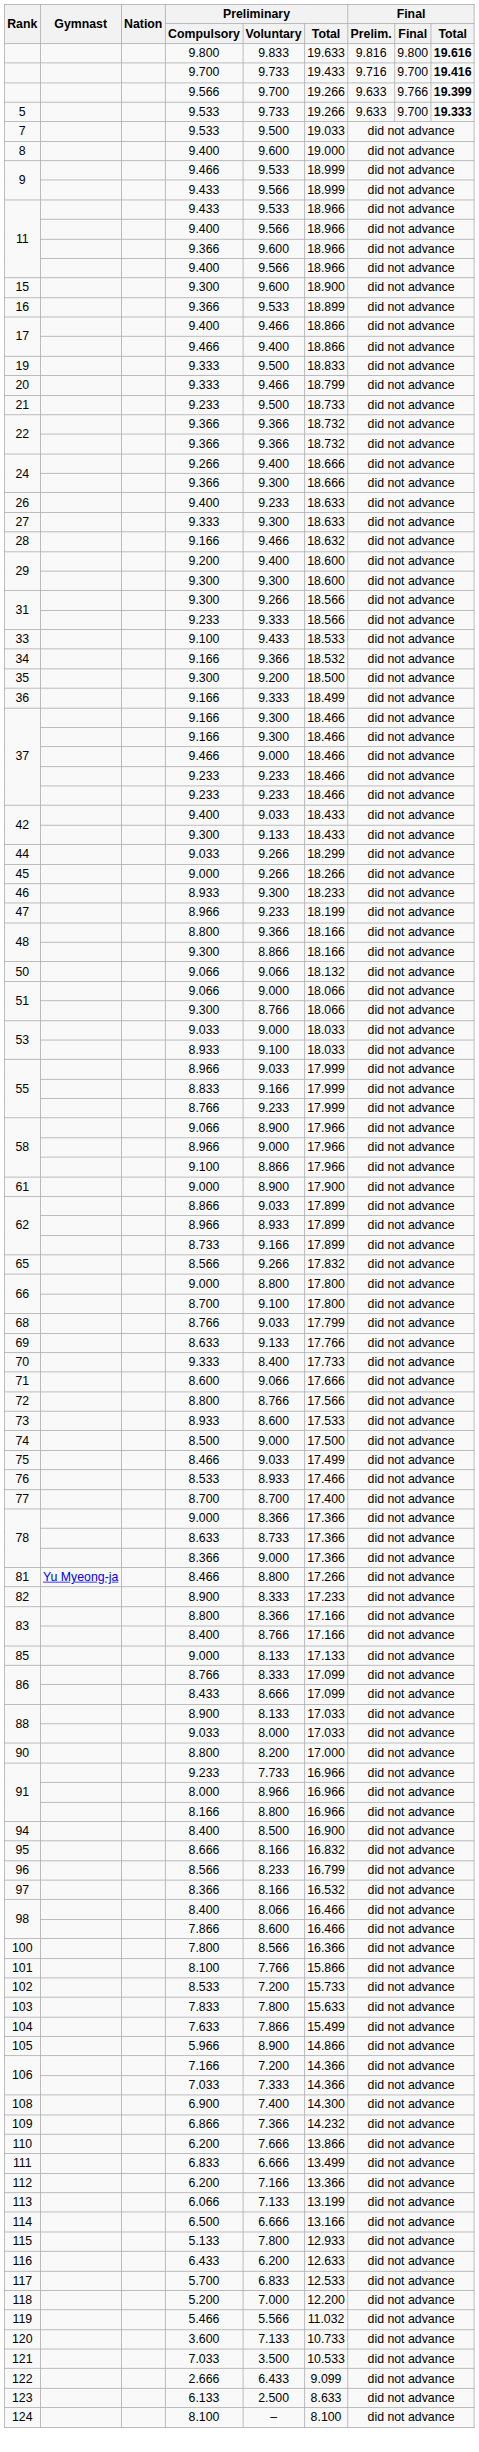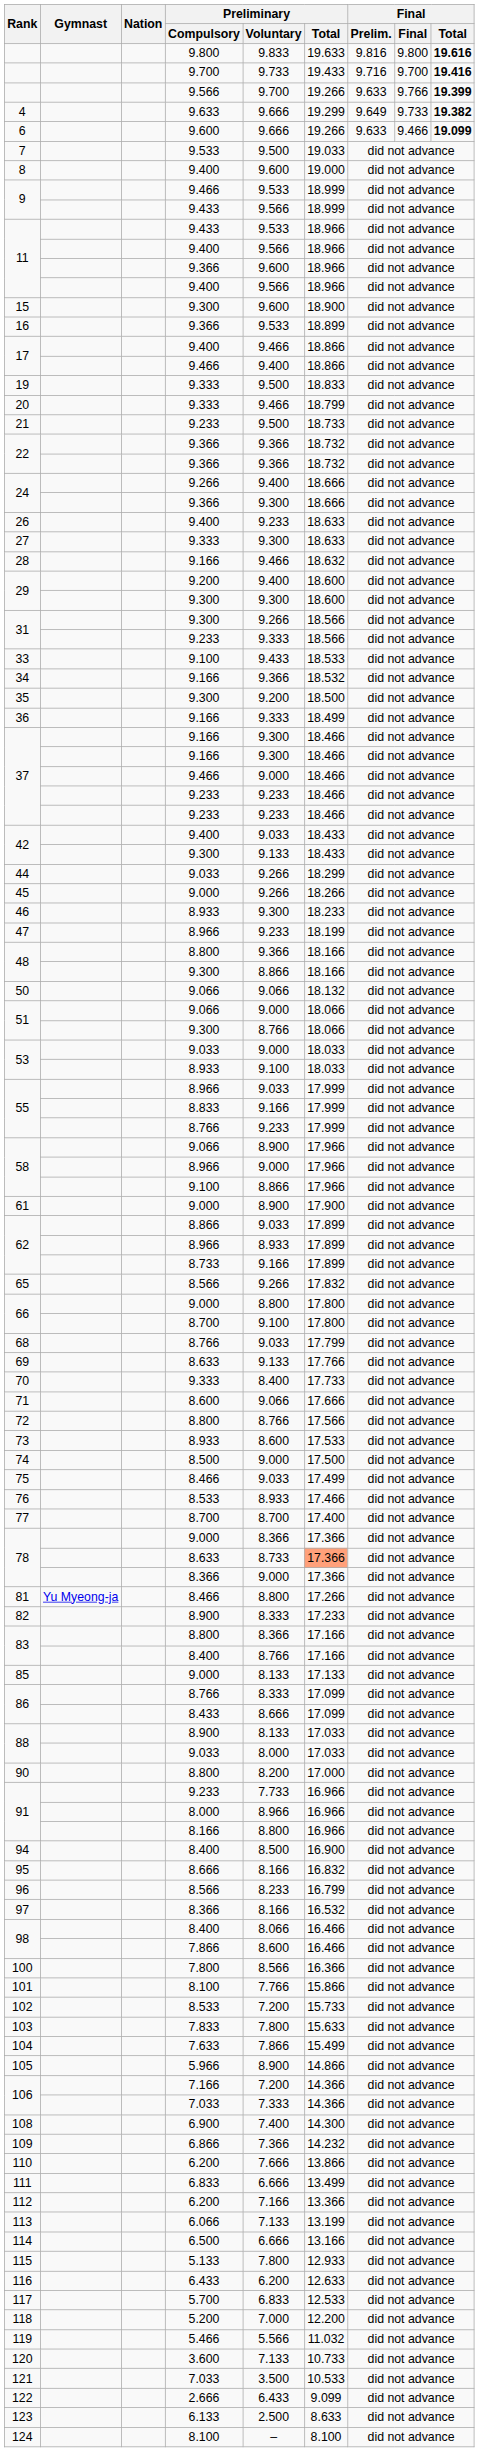+ row: (22, 111)
- row: (22, 111)
+ row: (22, 131)
(326, 1538) no background -> (326, 1557) lightsalmon background
